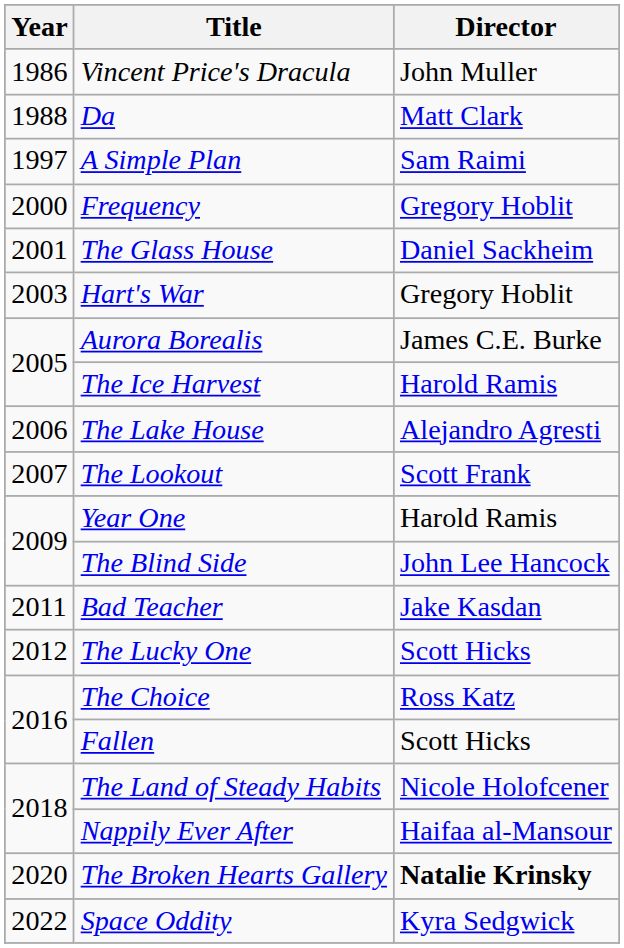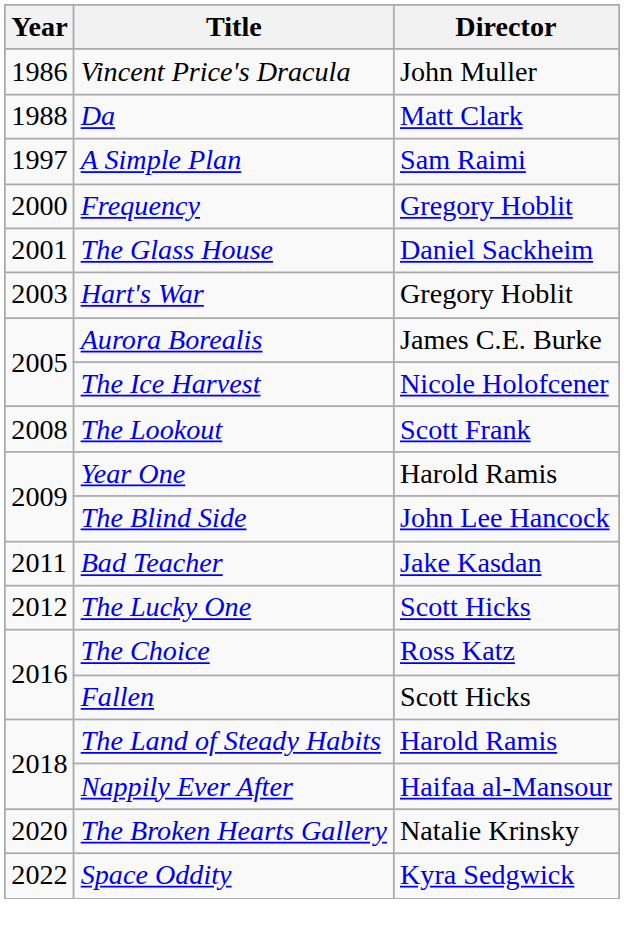(479, 384) Harold Ramis -> (504, 384) Nicole Holofcener
- row: (172, 428)
(40, 473) 2007 -> (40, 428) 2008
(504, 786) Nicole Holofcener -> (479, 741) Harold Ramis
(496, 875) bold -> (490, 830) normal
